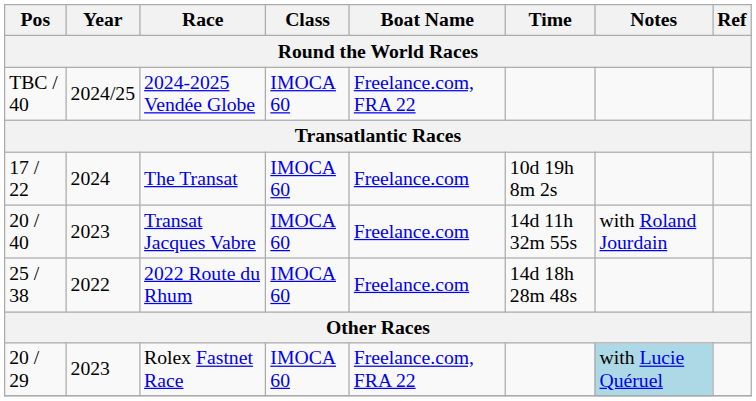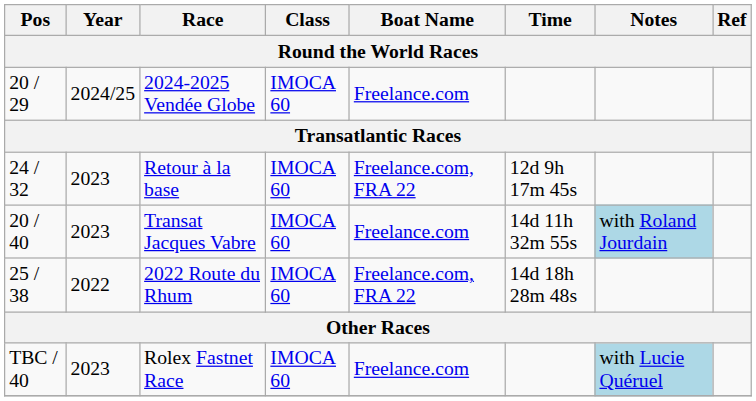(33, 93) TBC / 40 -> (24, 93) 20 / 29
(414, 93) Freelance.com, FRA 22 -> (411, 93) Freelance.com
- row: (191, 178)
+ row: (187, 178)
(648, 231) no background -> (648, 231) lightblue background
(411, 284) Freelance.com -> (414, 284) Freelance.com, FRA 22
(24, 369) 20 / 29 -> (33, 369) TBC / 40
(414, 369) Freelance.com, FRA 22 -> (411, 369) Freelance.com
